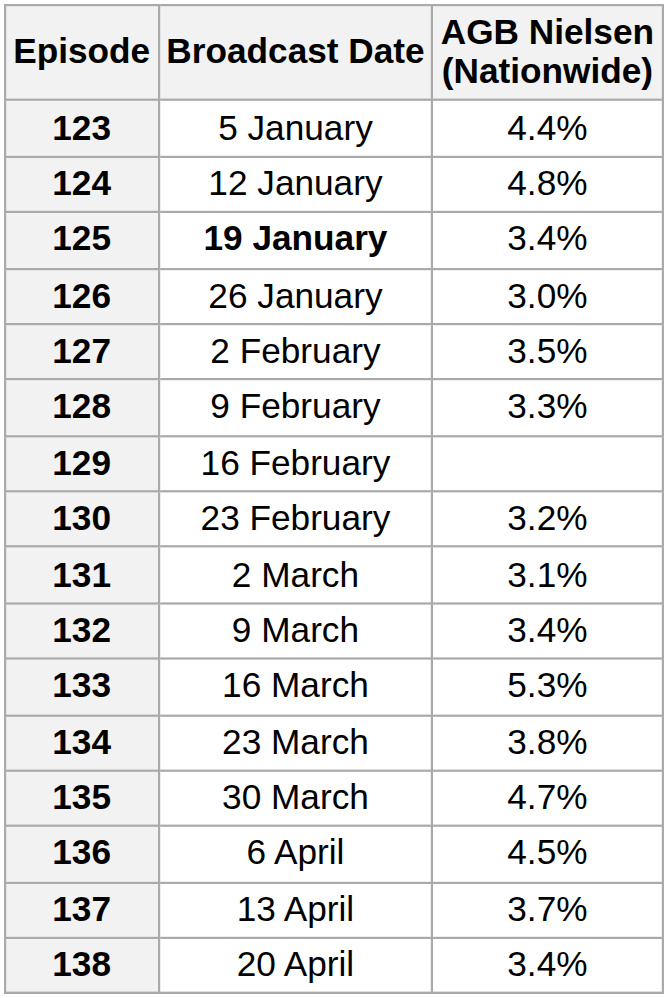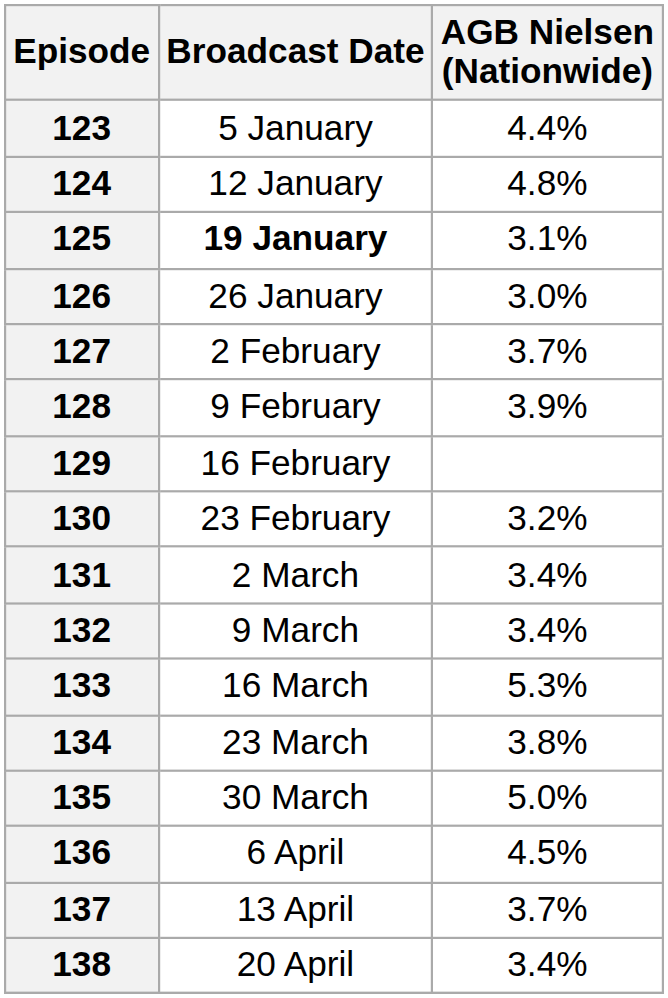(547, 239) 3.4% -> (547, 239) 3.1%
(547, 351) 3.5% -> (547, 351) 3.7%
(547, 406) 3.3% -> (547, 406) 3.9%
(547, 574) 3.1% -> (547, 574) 3.4%
(547, 797) 4.7% -> (547, 797) 5.0%
